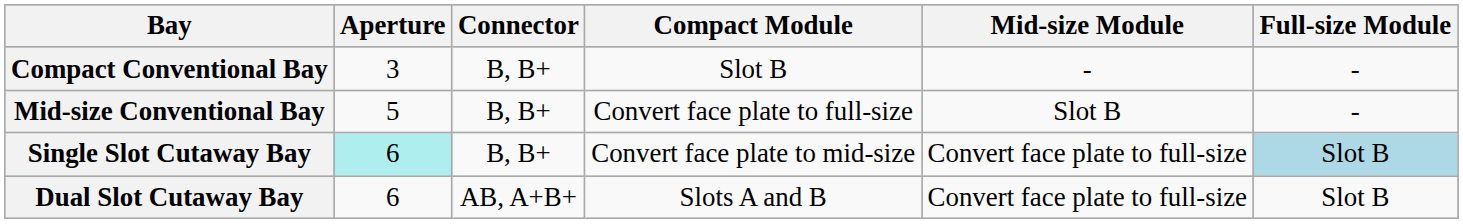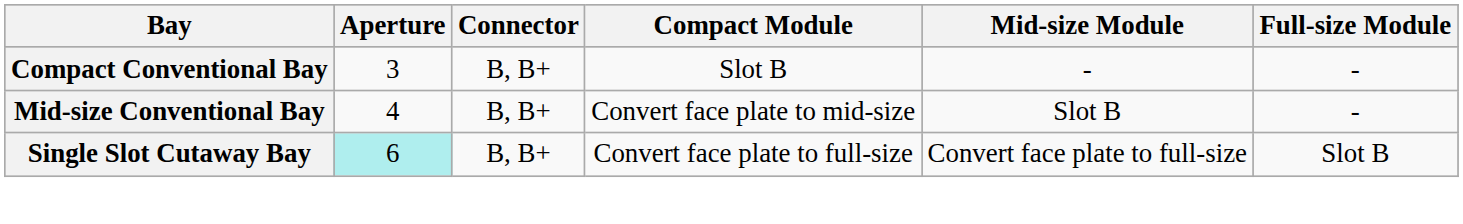(393, 111) 5 -> (393, 111) 4
(753, 111) Convert face plate to full-size -> (753, 111) Convert face plate to mid-size
(753, 153) Convert face plate to mid-size -> (753, 153) Convert face plate to full-size
(1355, 153) lightblue background -> (1355, 153) no background
- row: (169, 196)
